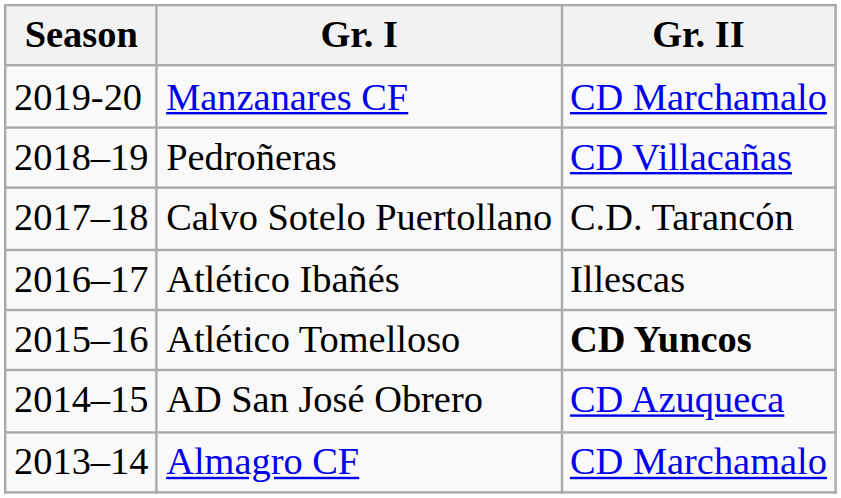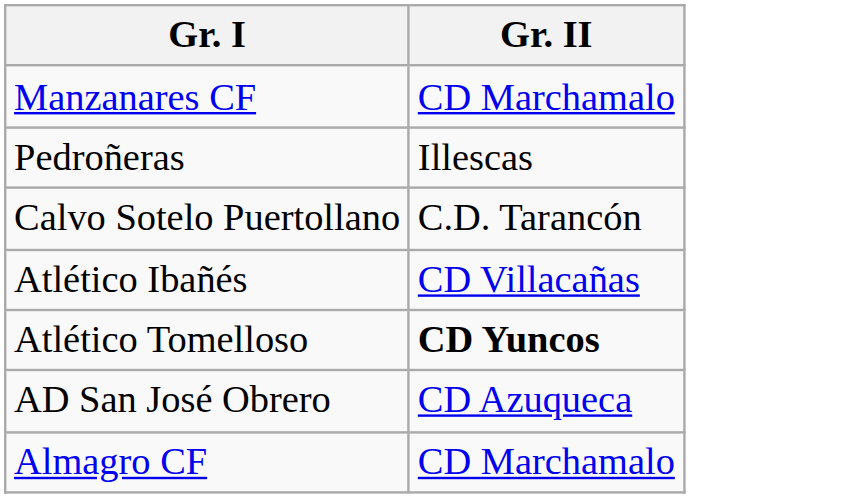- column: (81, 34)
(681, 156) CD Villacañas -> (475, 156) Illescas
(628, 278) Illescas -> (529, 278) CD Villacañas
